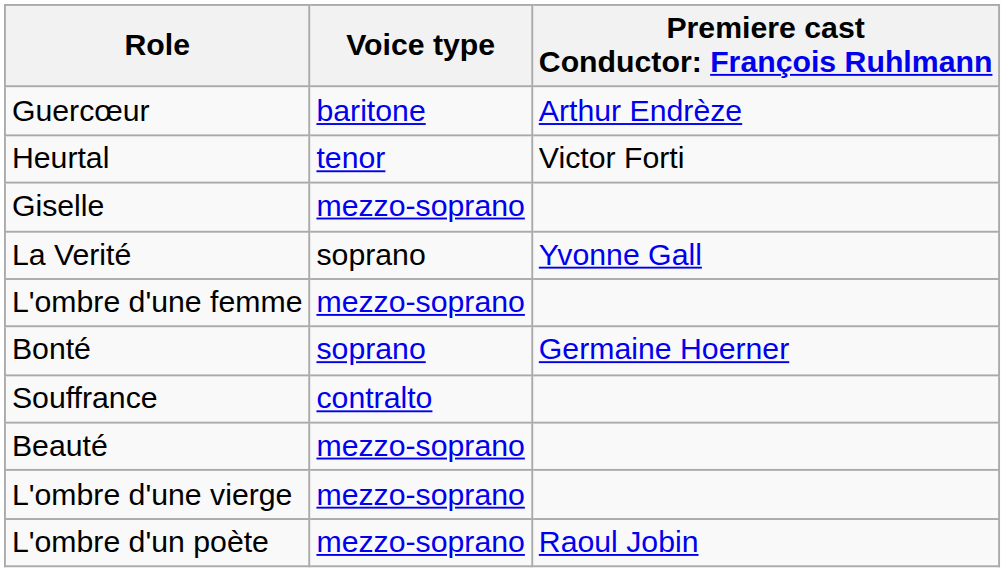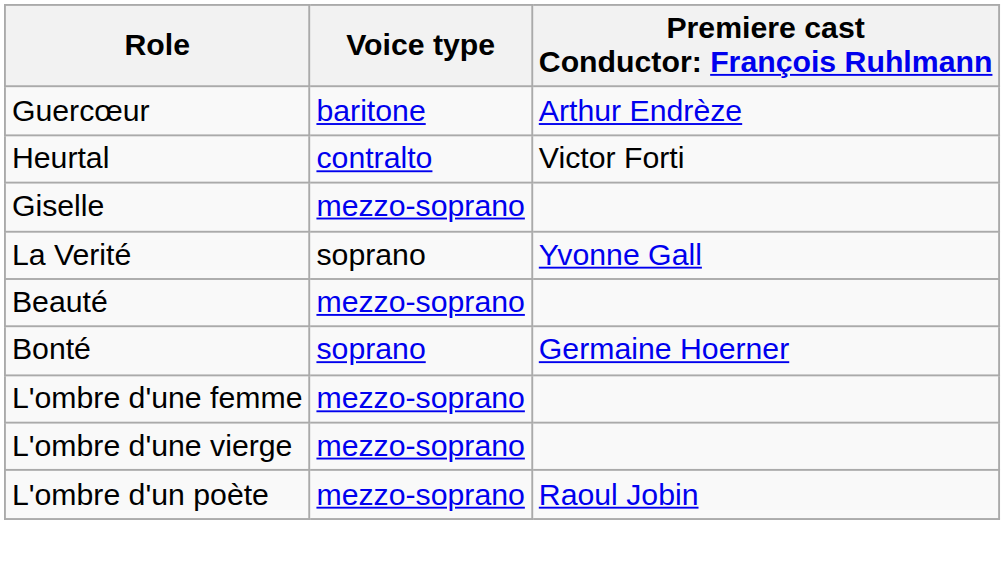(351, 158) tenor -> (374, 158) contralto
rows swapped: (60, 446) <-> (157, 302)
- row: (85, 398)
